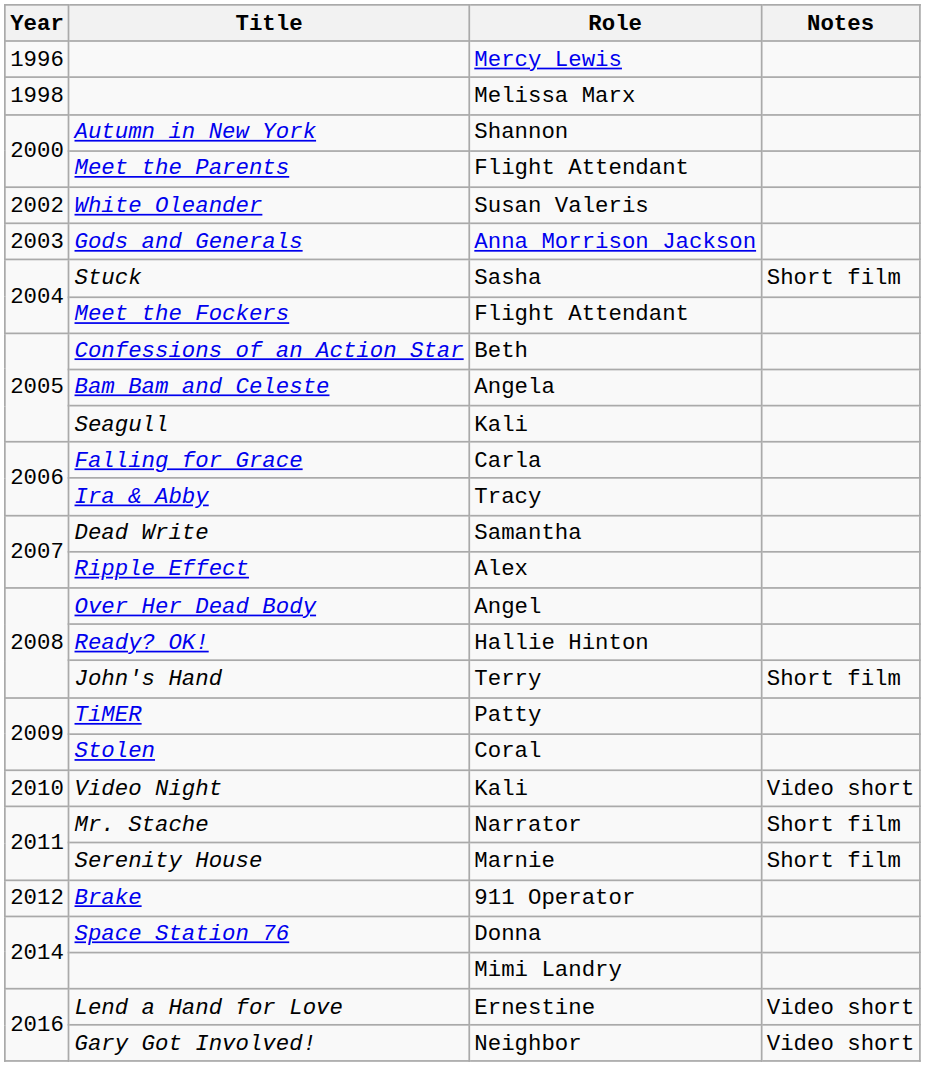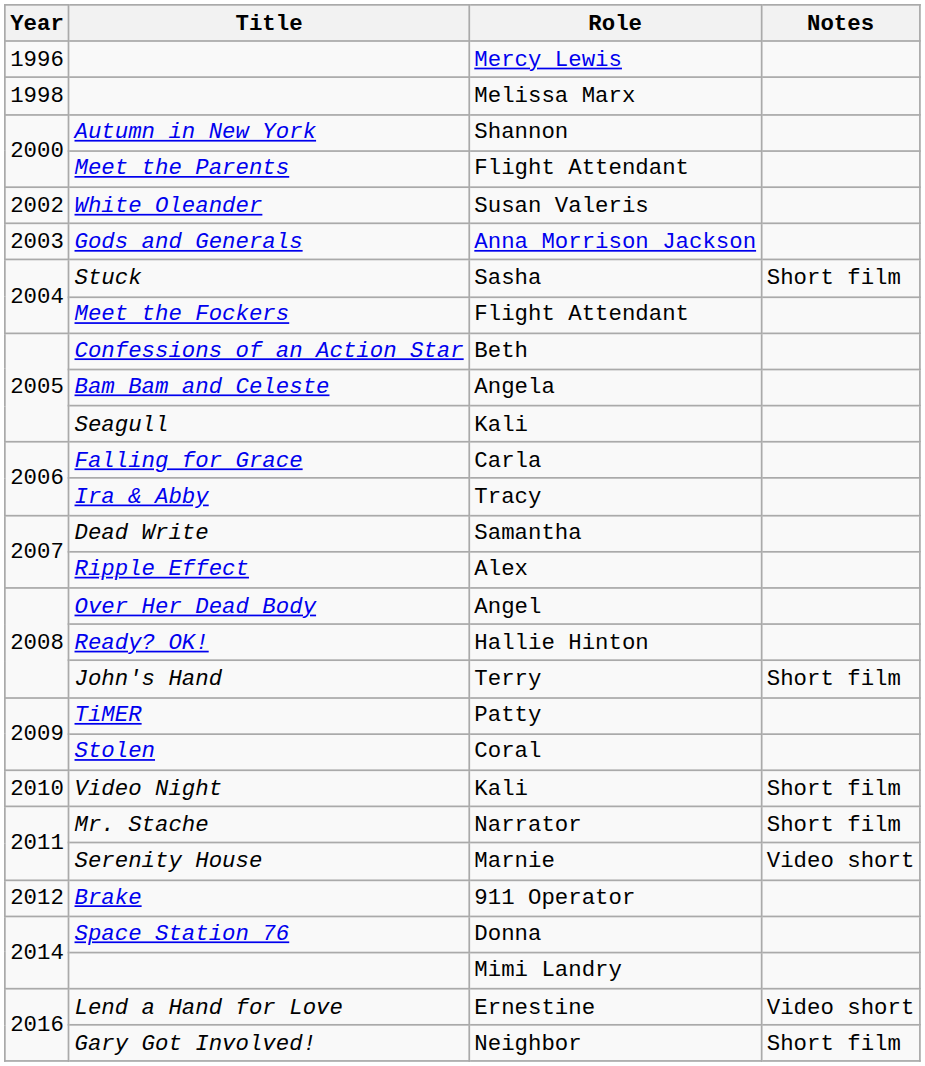(841, 788) Video short -> (834, 788) Short film
(834, 861) Short film -> (841, 861) Video short
(841, 1043) Video short -> (834, 1043) Short film
